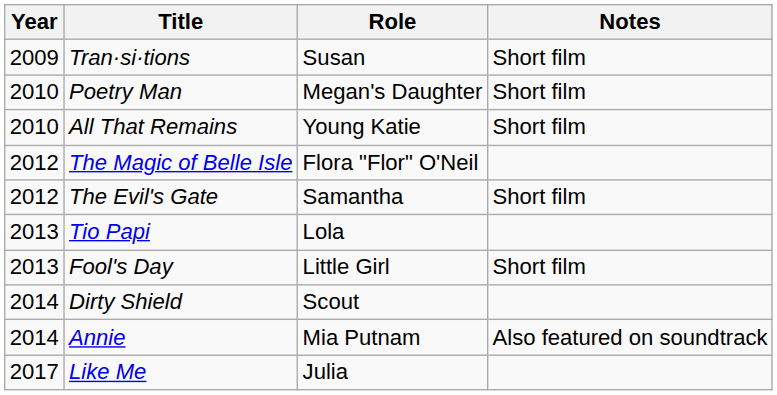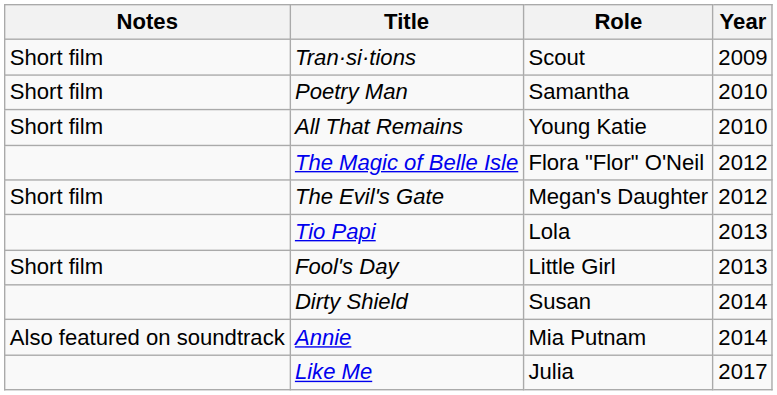columns swapped: (34, 22) <-> (630, 22)
(334, 57) Susan -> (557, 57) Scout
(392, 92) Megan's Daughter -> (579, 92) Samantha
(353, 197) Samantha -> (618, 197) Megan's Daughter
(331, 302) Scout -> (560, 302) Susan
